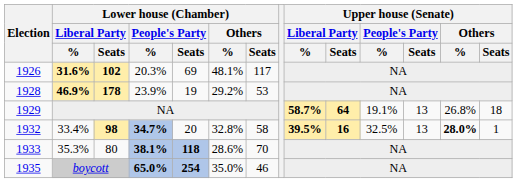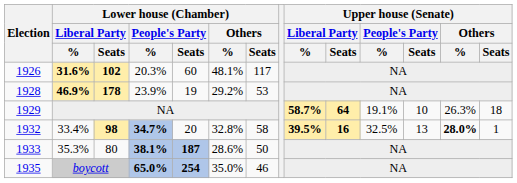(191, 71) 69 -> (191, 71) 60
(422, 110) 13 -> (422, 110) 10
(460, 110) 26.8% -> (460, 110) 26.3%
(191, 149) 118 -> (191, 149) 187
(262, 149) 70 -> (262, 149) 50
